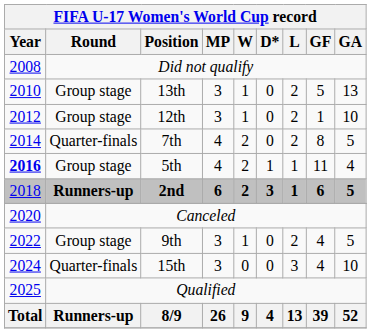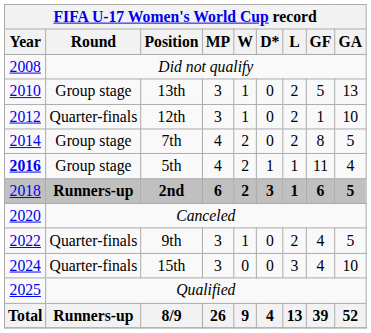(93, 116) Group stage -> (93, 116) Quarter-finals
(93, 141) Quarter-finals -> (93, 141) Group stage
(93, 240) Group stage -> (93, 240) Quarter-finals
